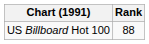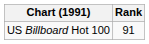(129, 30) 88 -> (129, 30) 91
